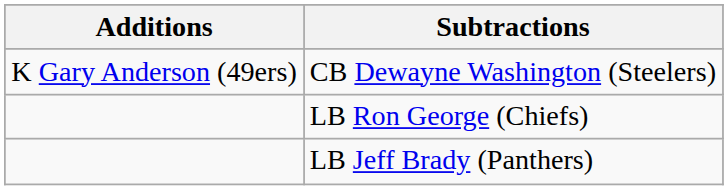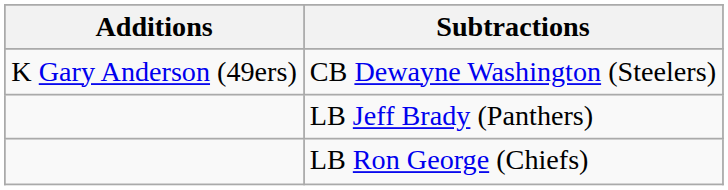rows swapped: (449, 116) <-> (451, 160)
